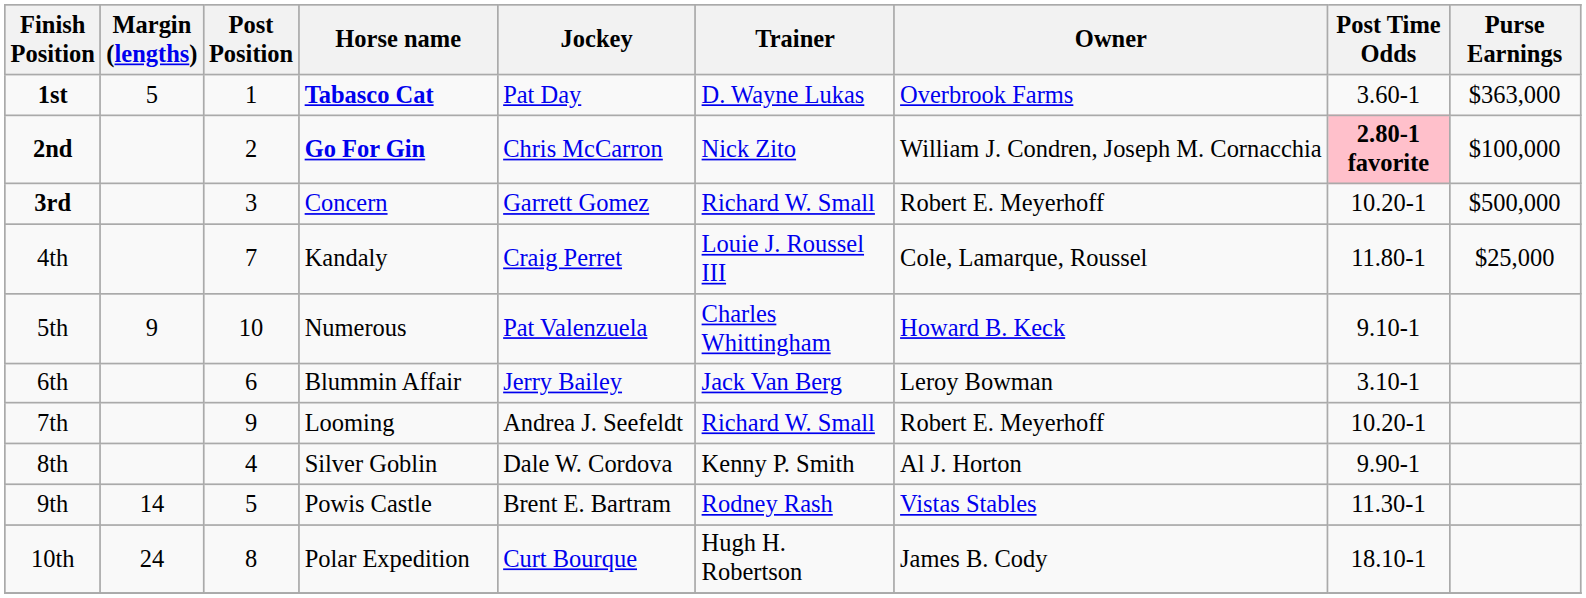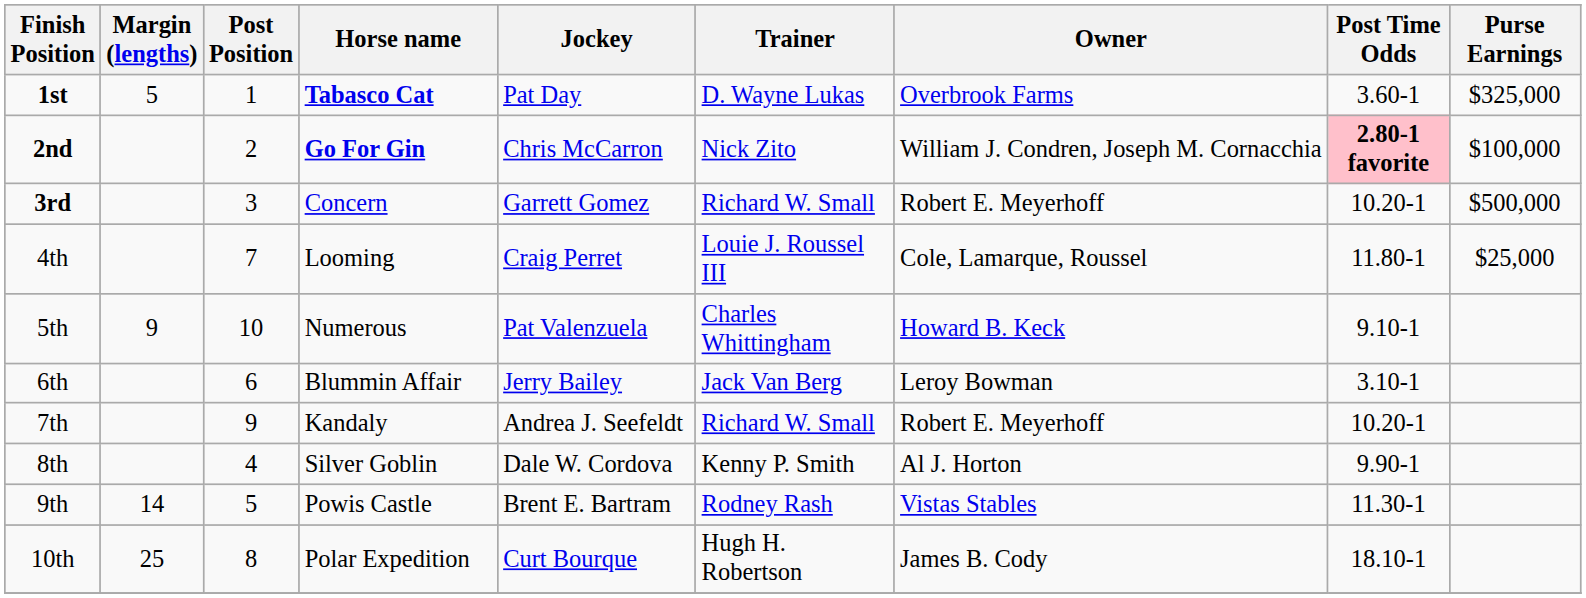(1515, 94) $363,000 -> (1515, 94) $325,000
(346, 258) Kandaly -> (350, 258) Looming
(350, 423) Looming -> (346, 423) Kandaly
(152, 558) 24 -> (152, 558) 25
